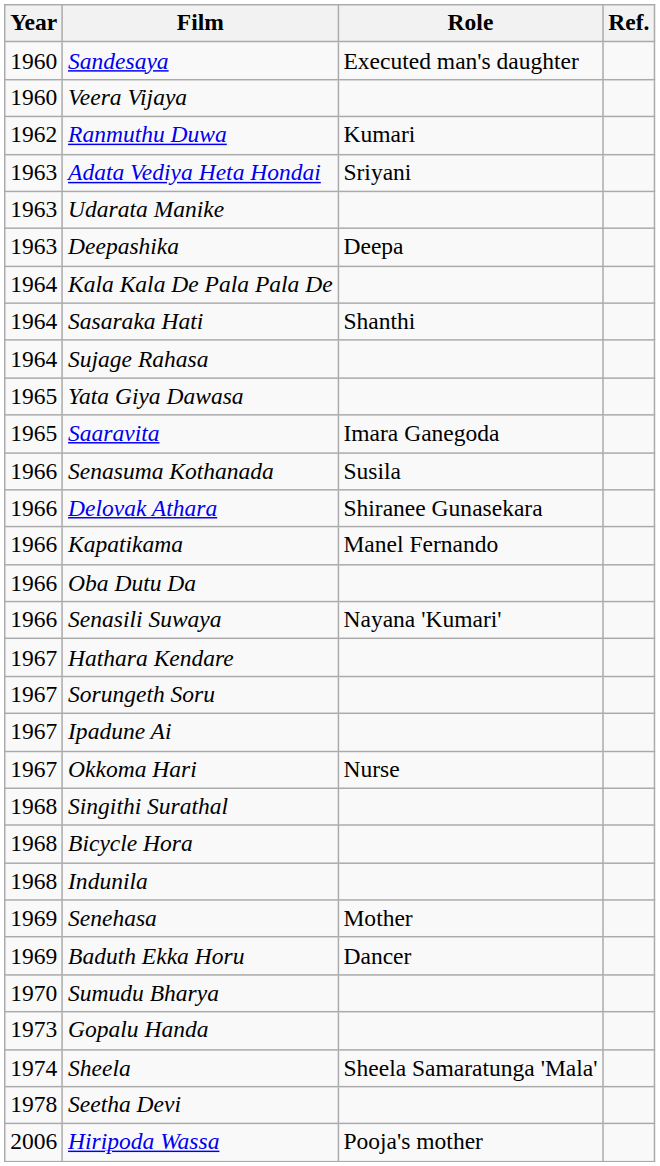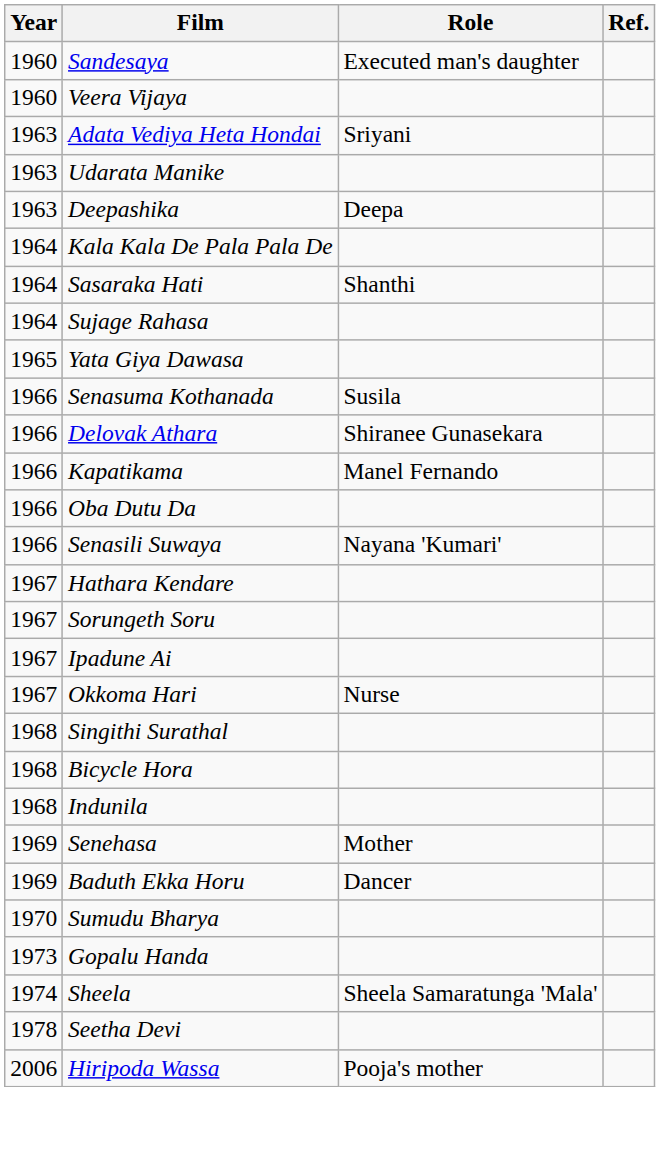- row: (147, 135)
- row: (114, 433)
